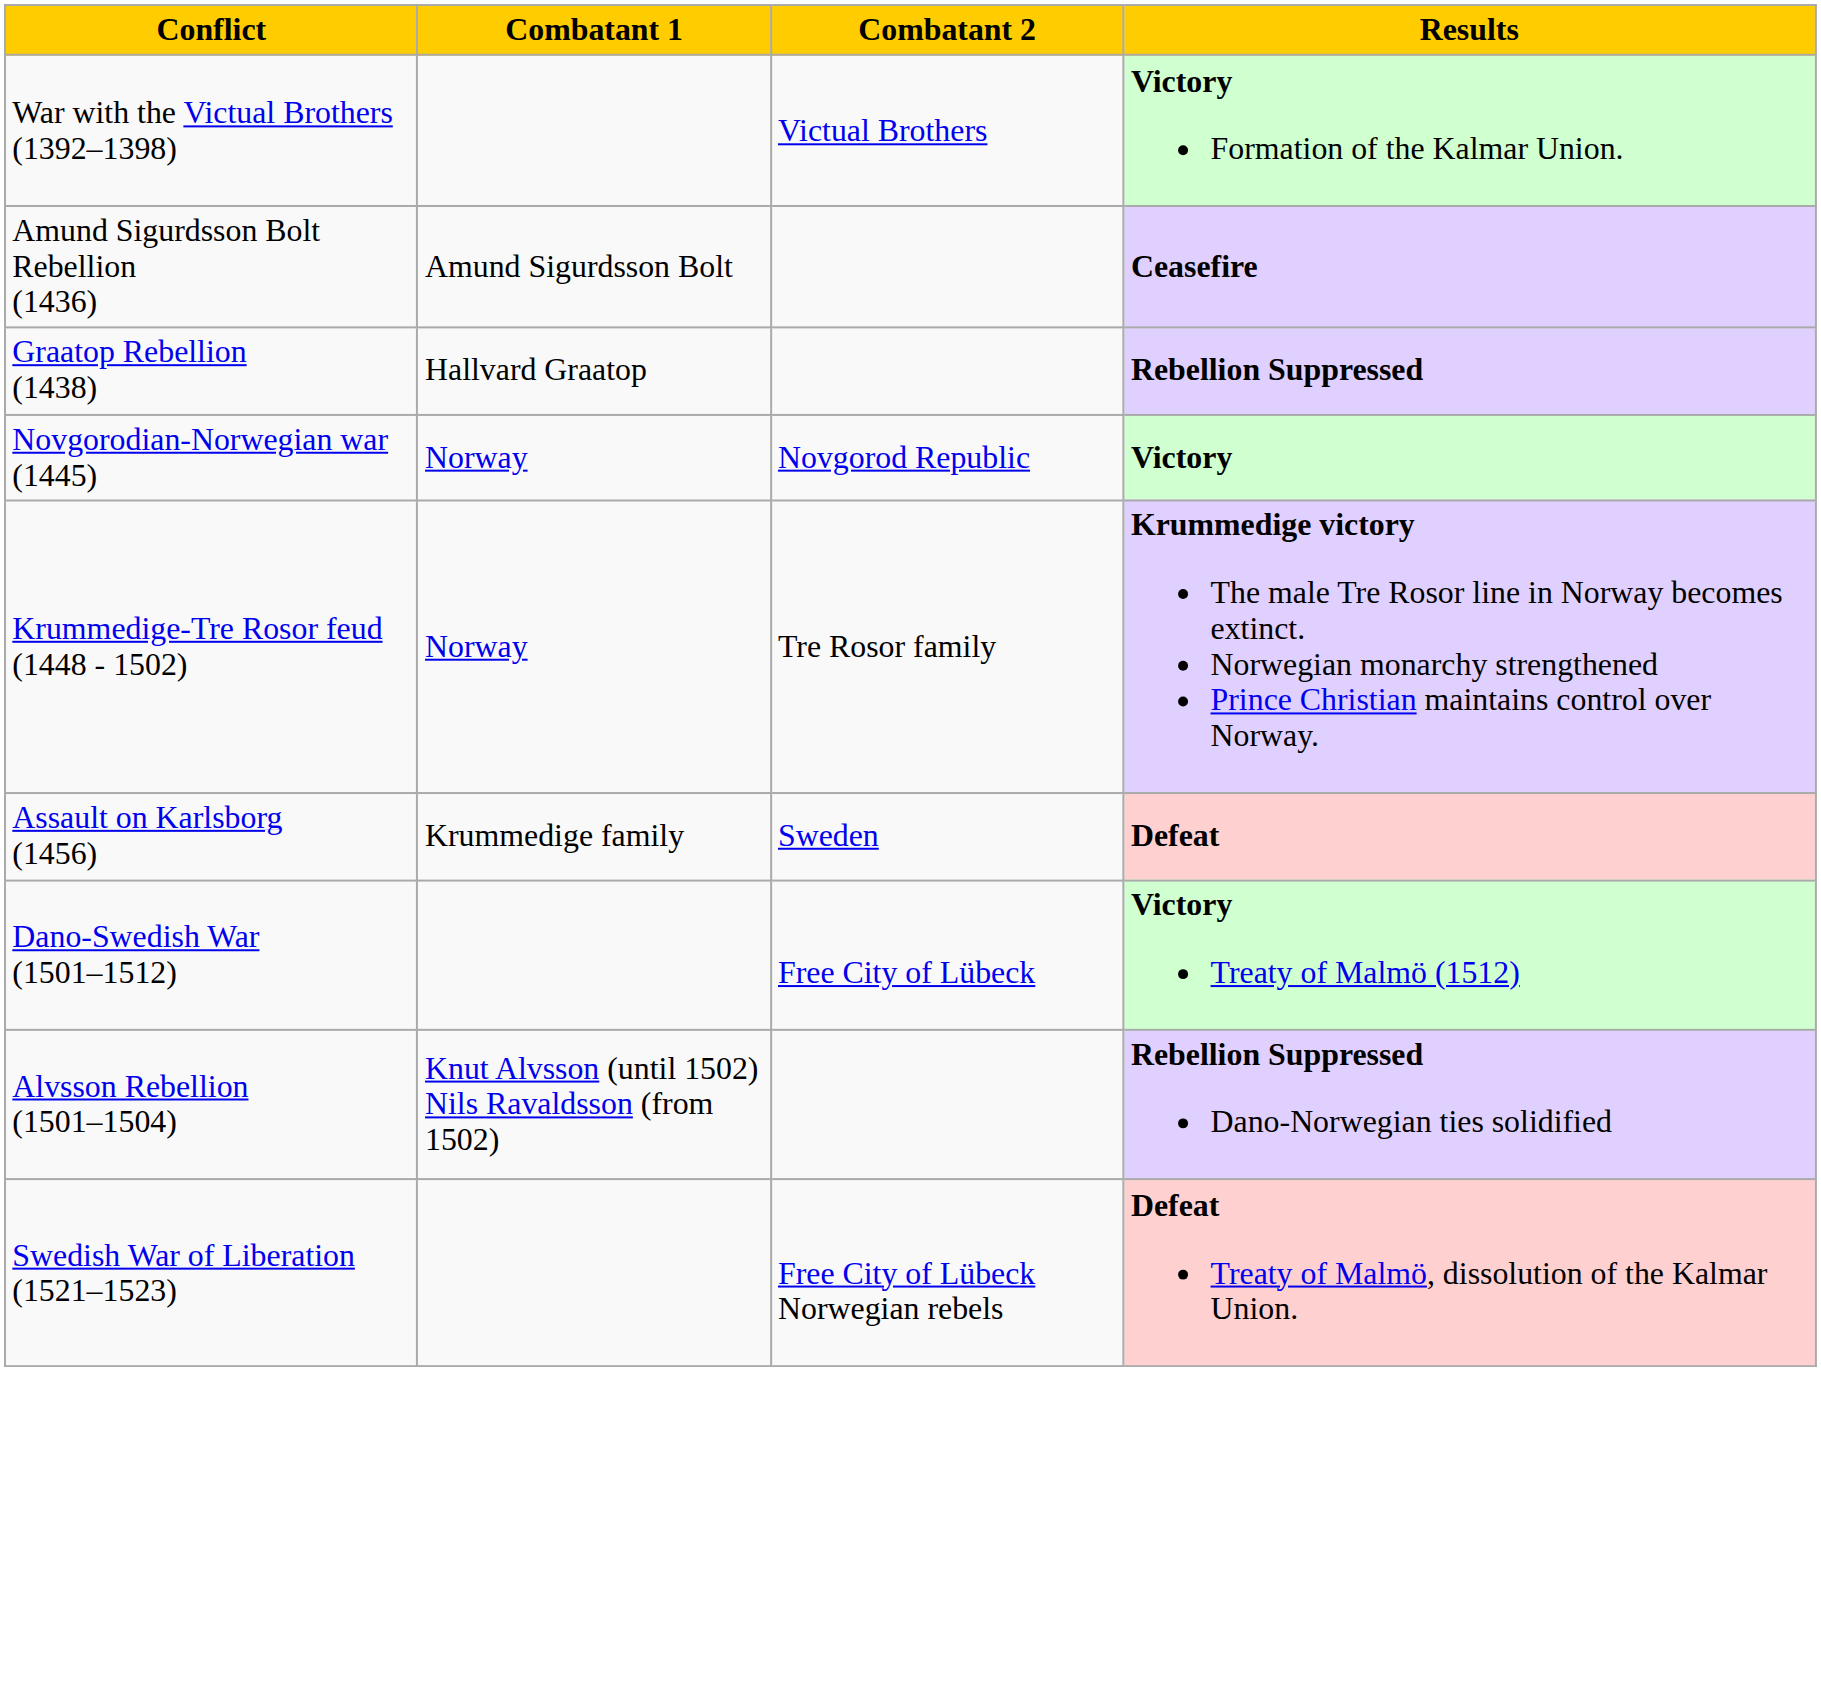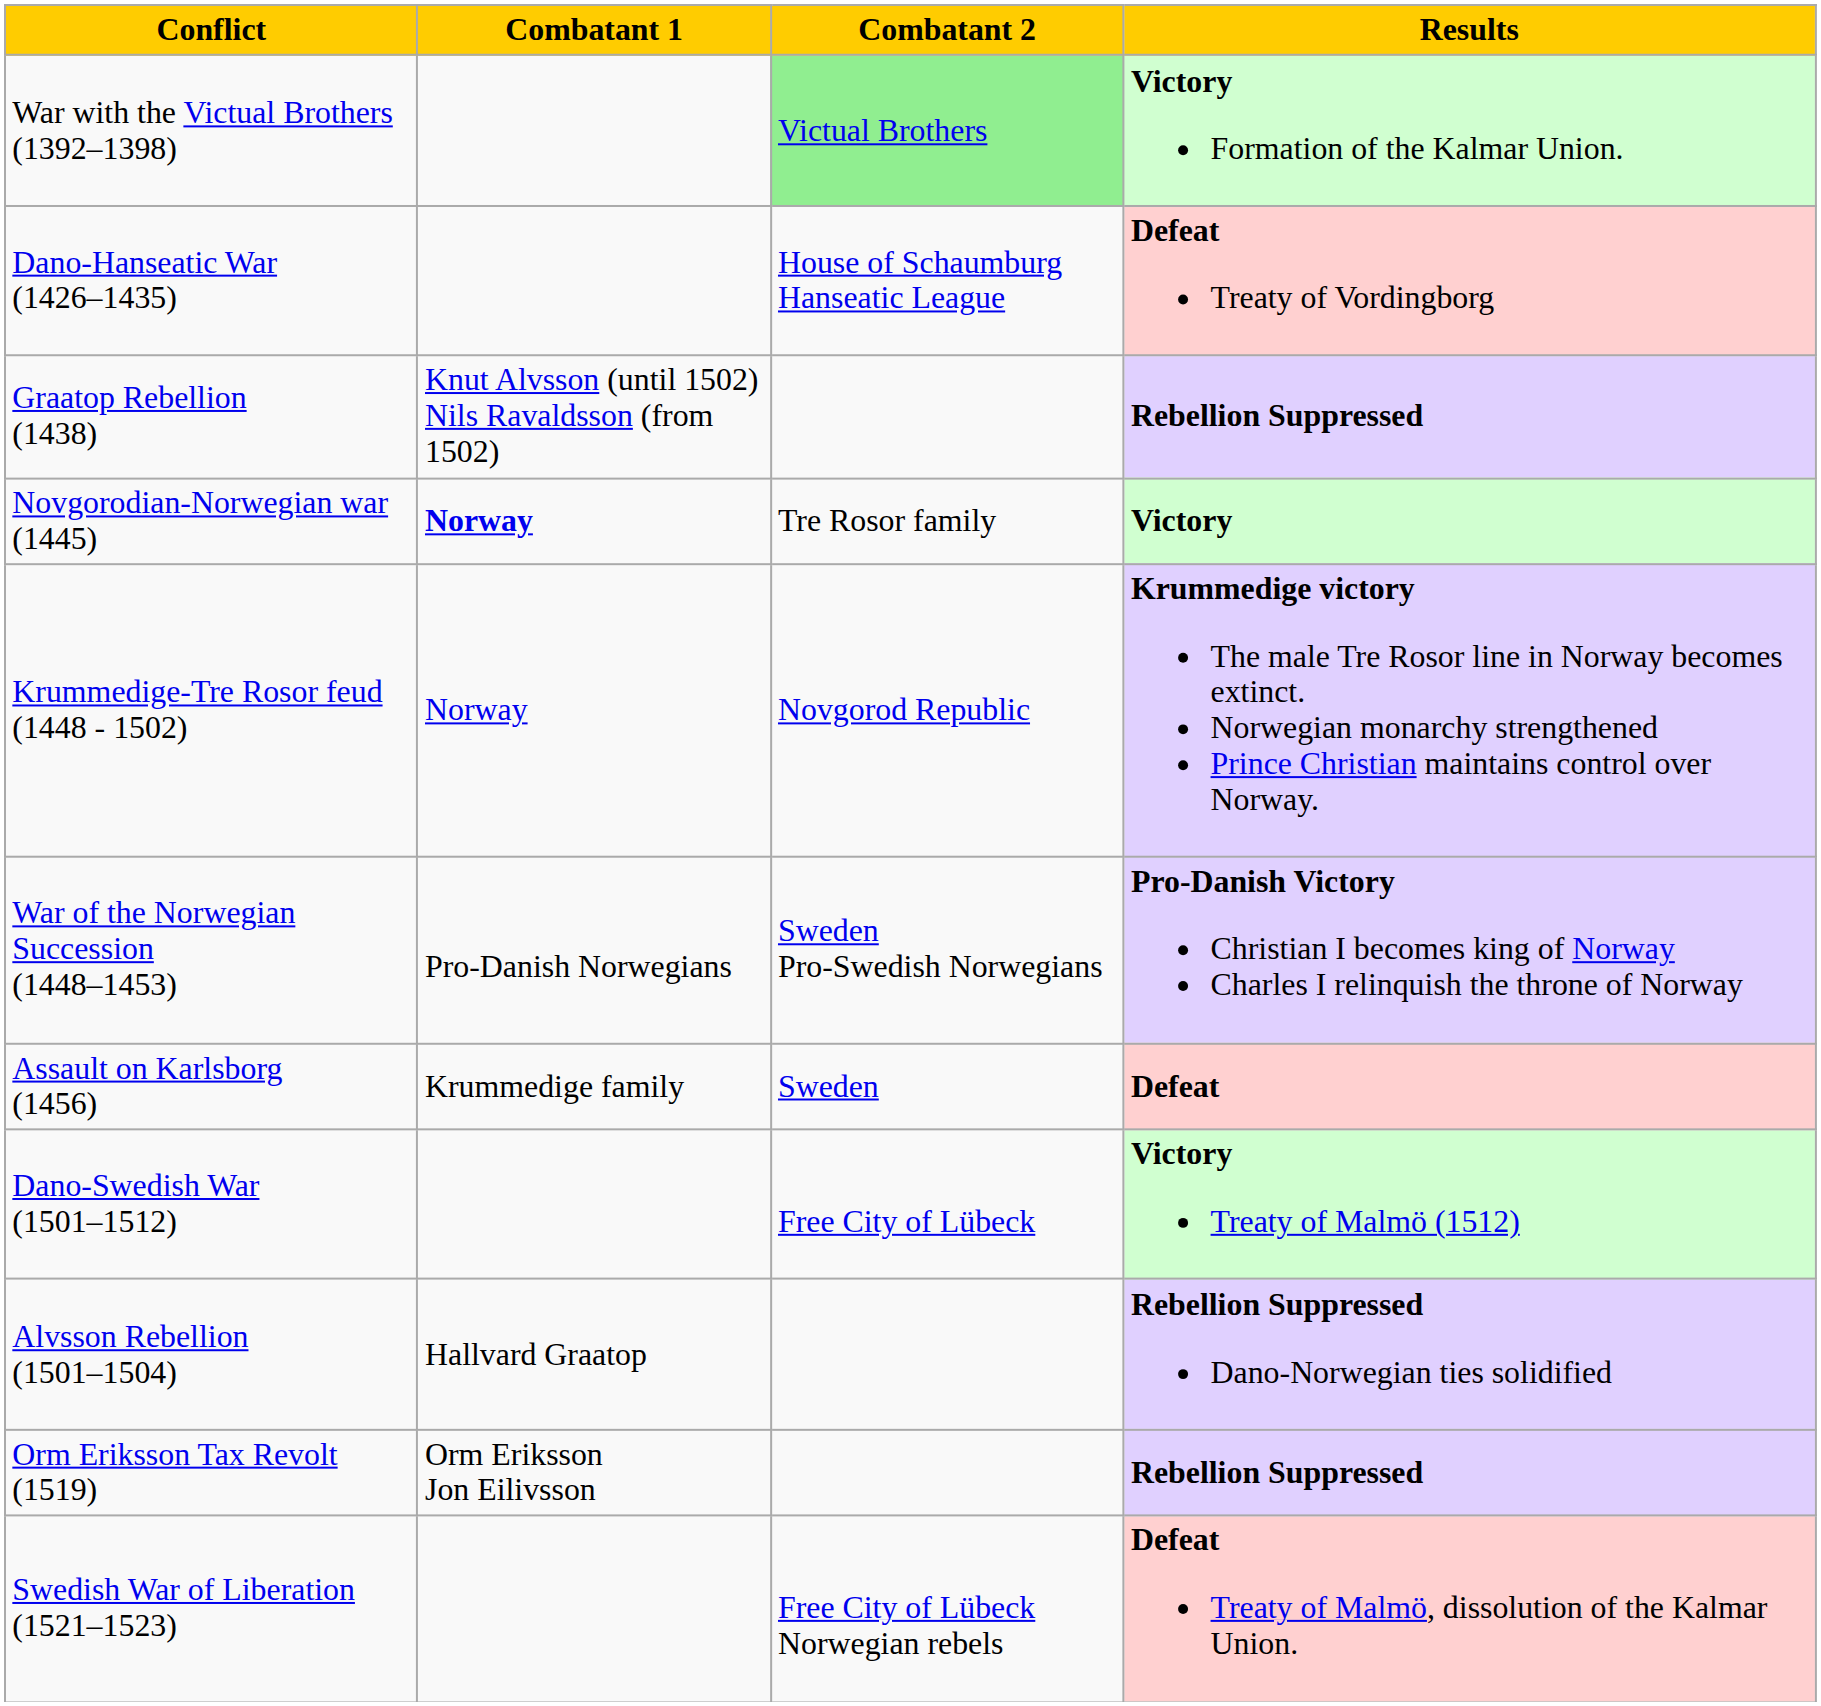(883, 129) no background -> (883, 129) lightgreen background
+ row: (145, 279)
- row: (166, 266)
(536, 370) Hallvard Graatop -> (592, 416) Knut Alvsson (until 1502) Nils Ravaldsson (from 1502)
(476, 456) normal -> (479, 520) bold
(904, 456) Novgorod Republic -> (887, 520) Tre Rosor family
(887, 646) Tre Rosor family -> (904, 710) Novgorod Republic
+ row: (154, 949)
(592, 1104) Knut Alvsson (until 1502) Nils Ravaldsson (from 1502) -> (536, 1353) Hallvard Graatop
+ row: (175, 1472)
